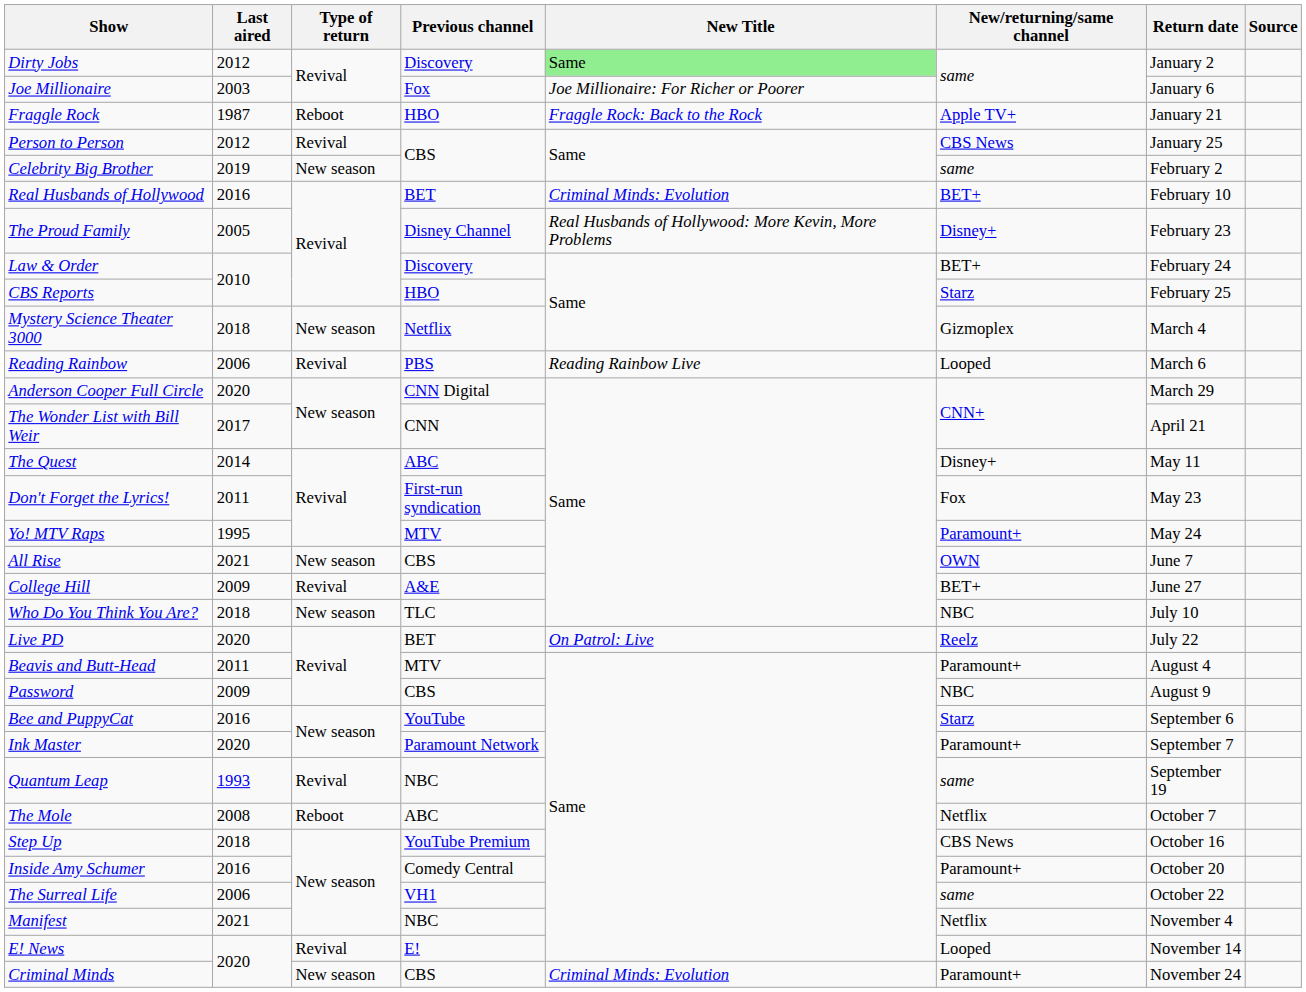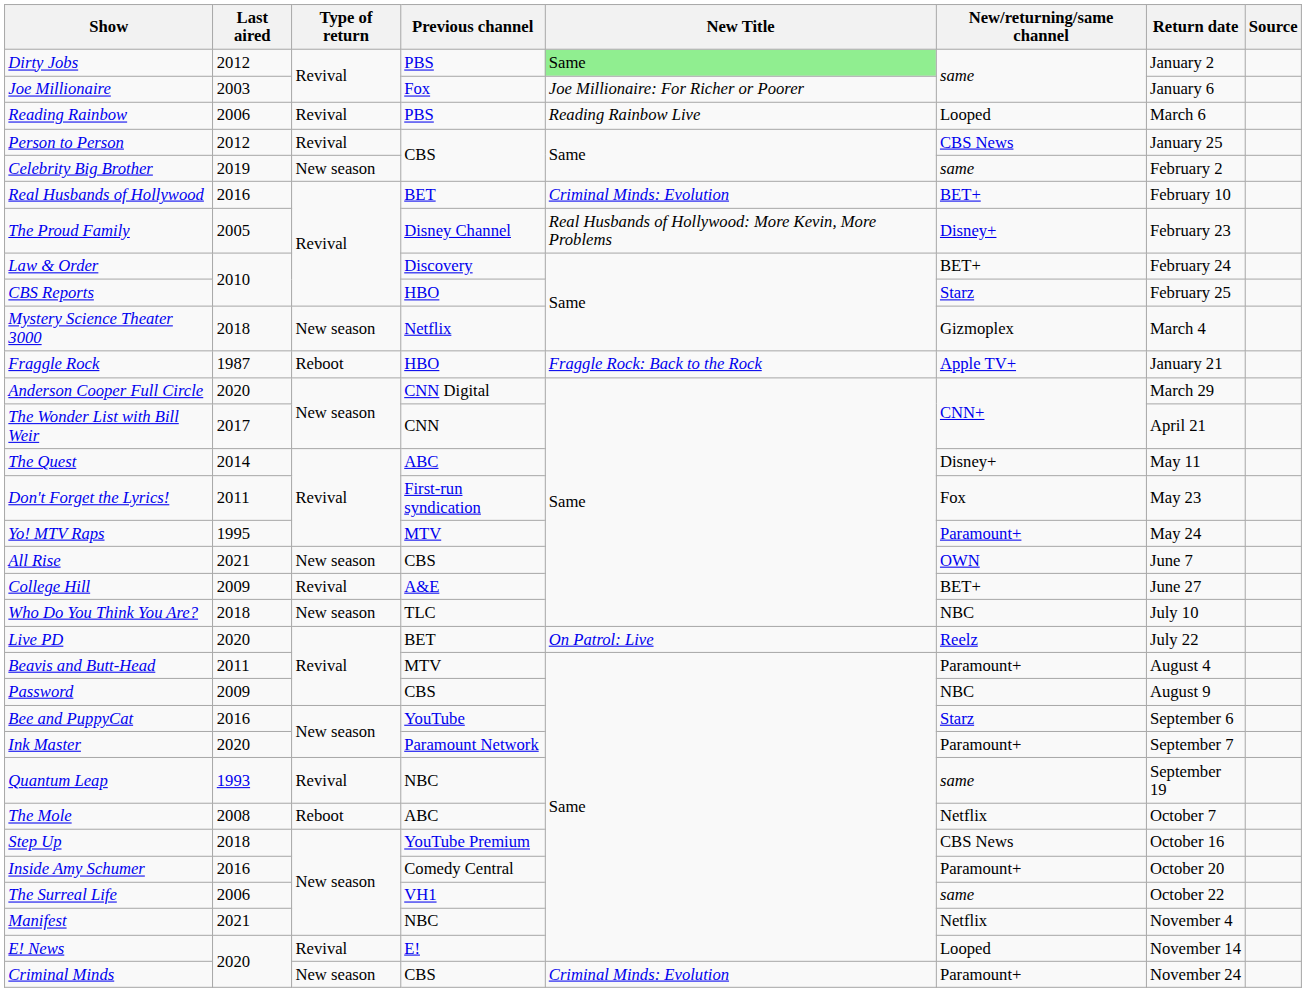(438, 62) Discovery -> (419, 62) PBS
rows swapped: (54, 115) <-> (68, 364)
